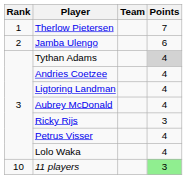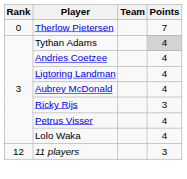(18, 27) 1 -> (18, 27) 0
- row: (66, 43)
(18, 167) 10 -> (18, 151) 12
(164, 167) lightgreen background -> (164, 151) no background
